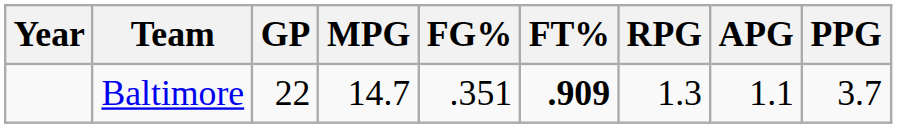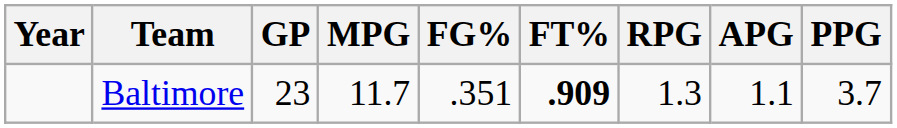(292, 93) 22 -> (292, 93) 23
(379, 93) 14.7 -> (380, 93) 11.7
